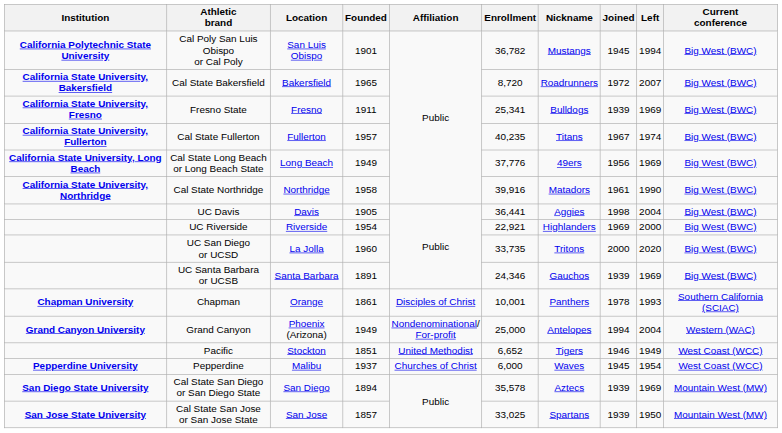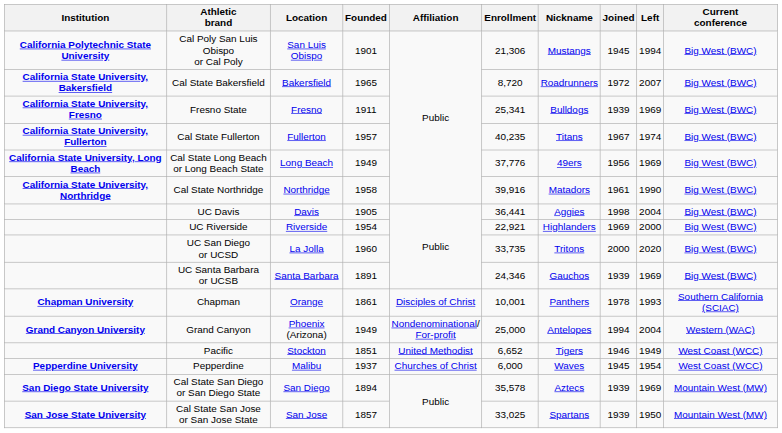(510, 50) 36,782 -> (510, 50) 21,306
